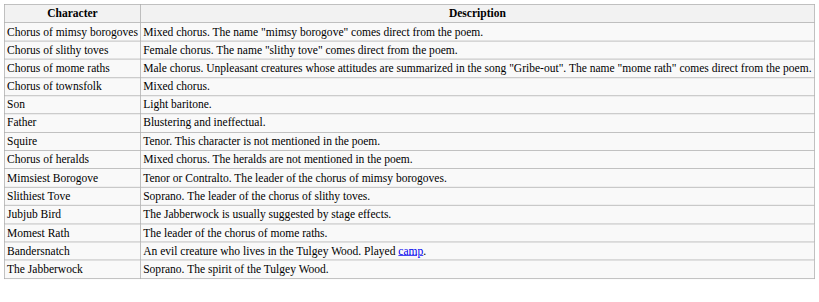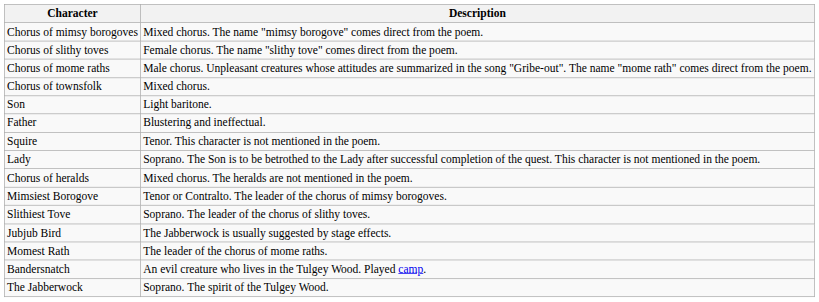+ row: (19, 159)
